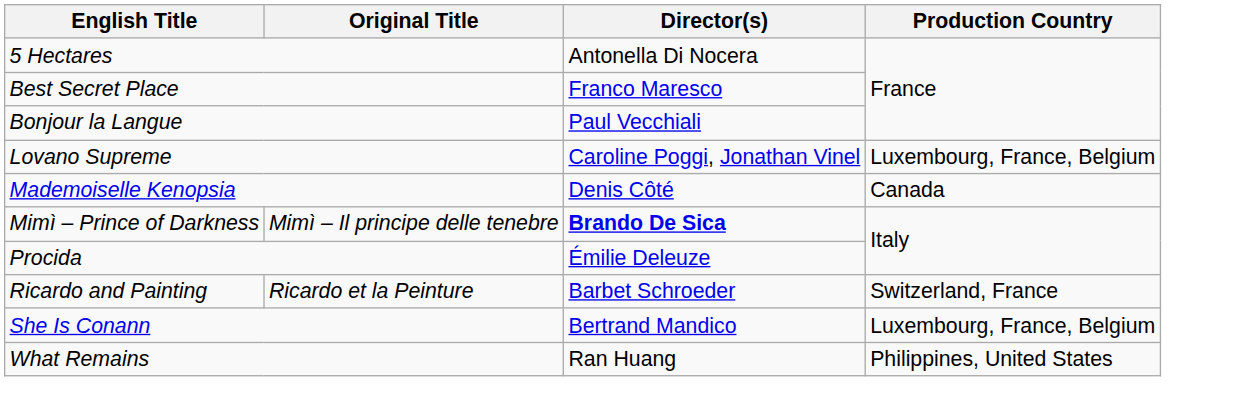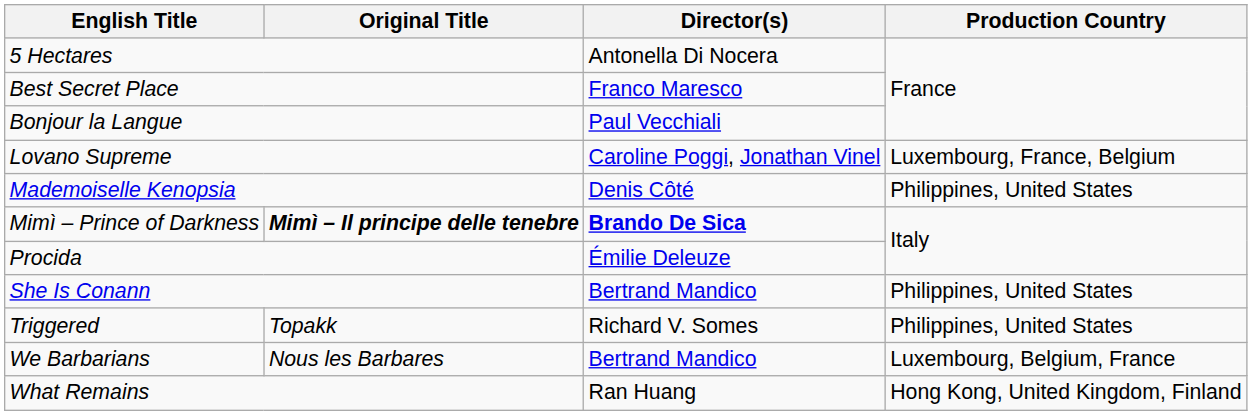(907, 190) Canada -> (1011, 190) Philippines, United States
(414, 223) normal -> (424, 223) bold
- row: (108, 291)
(1013, 325) Luxembourg, France, Belgium -> (1011, 291) Philippines, United States
+ row: (54, 325)
+ row: (80, 358)
(991, 358) Philippines, United States -> (1066, 392) Hong Kong, United Kingdom, Finland
